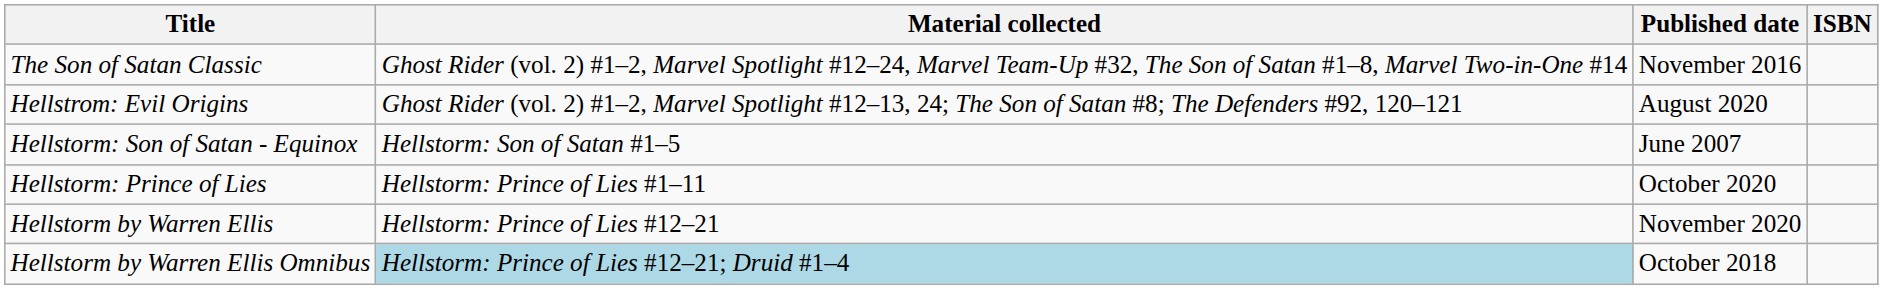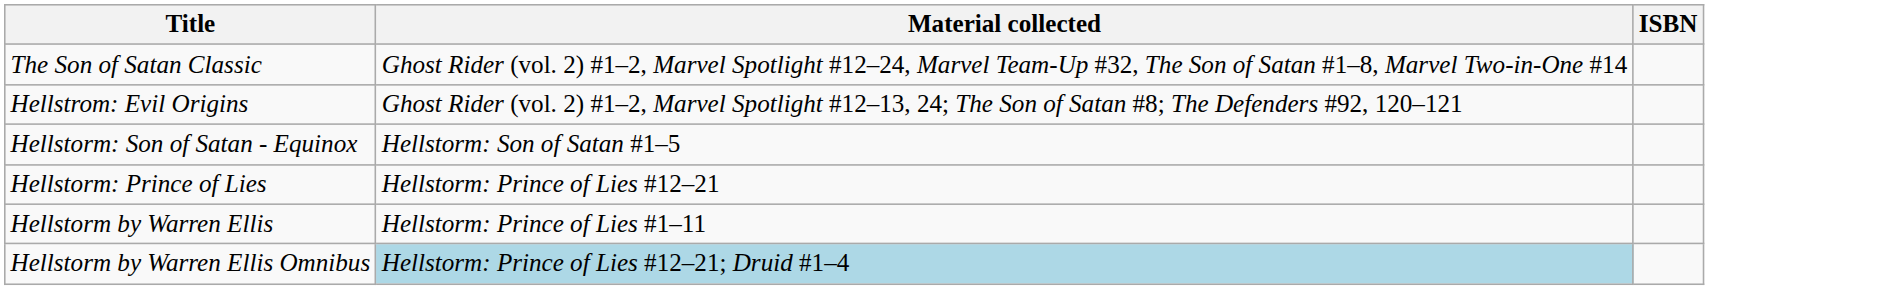- column: (1720, 24)
(544, 183) Hellstorm: Prince of Lies #1–11 -> (551, 183) Hellstorm: Prince of Lies #12–21
(551, 223) Hellstorm: Prince of Lies #12–21 -> (544, 223) Hellstorm: Prince of Lies #1–11
